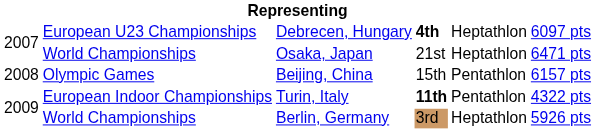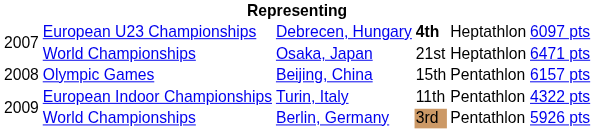(432, 97) bold -> (430, 97) normal
(489, 118) Heptathlon -> (488, 118) Pentathlon
